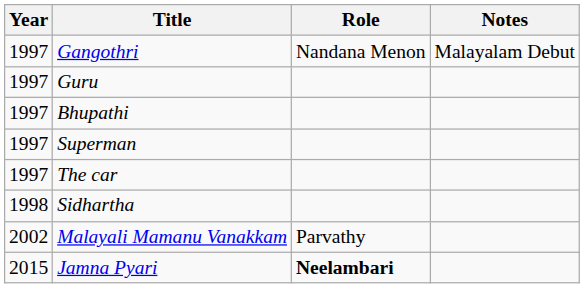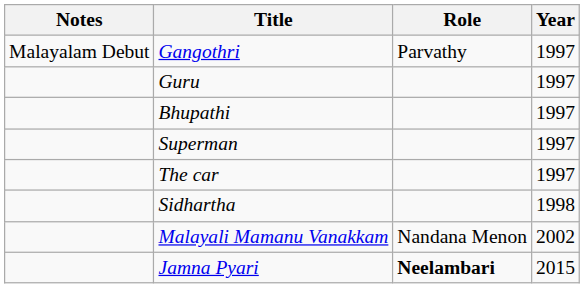columns swapped: (29, 19) <-> (505, 19)
(361, 50) Nandana Menon -> (432, 50) Parvathy
(331, 236) Parvathy -> (462, 236) Nandana Menon
